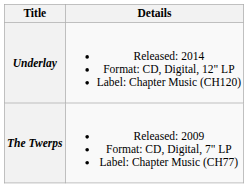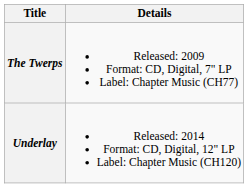rows swapped: (35, 143) <-> (35, 62)
